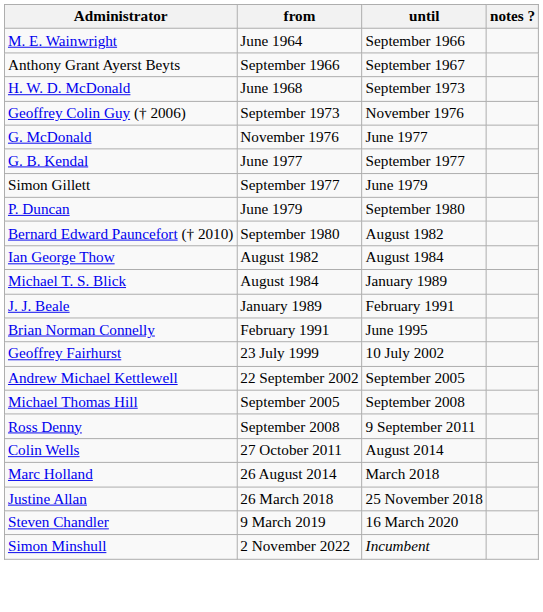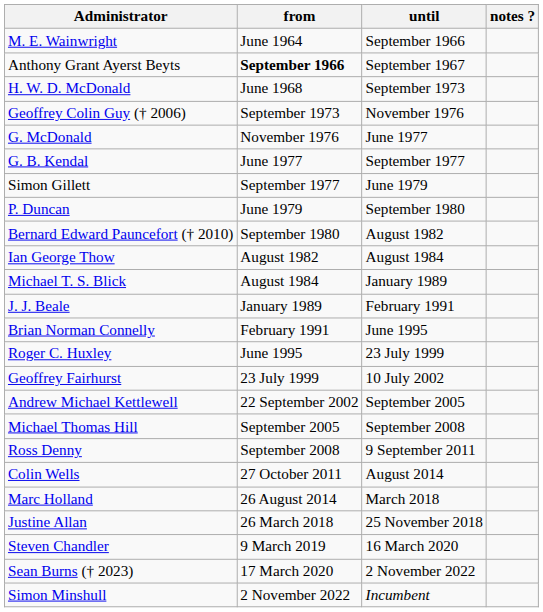(290, 64) normal -> (292, 64) bold
+ row: (60, 354)
+ row: (71, 570)
